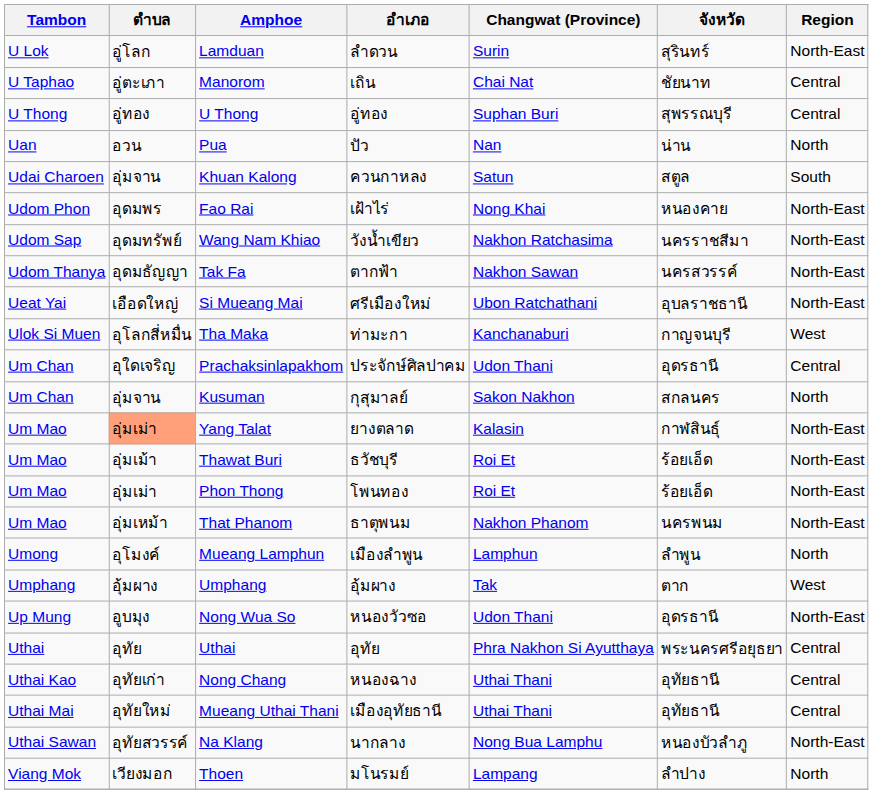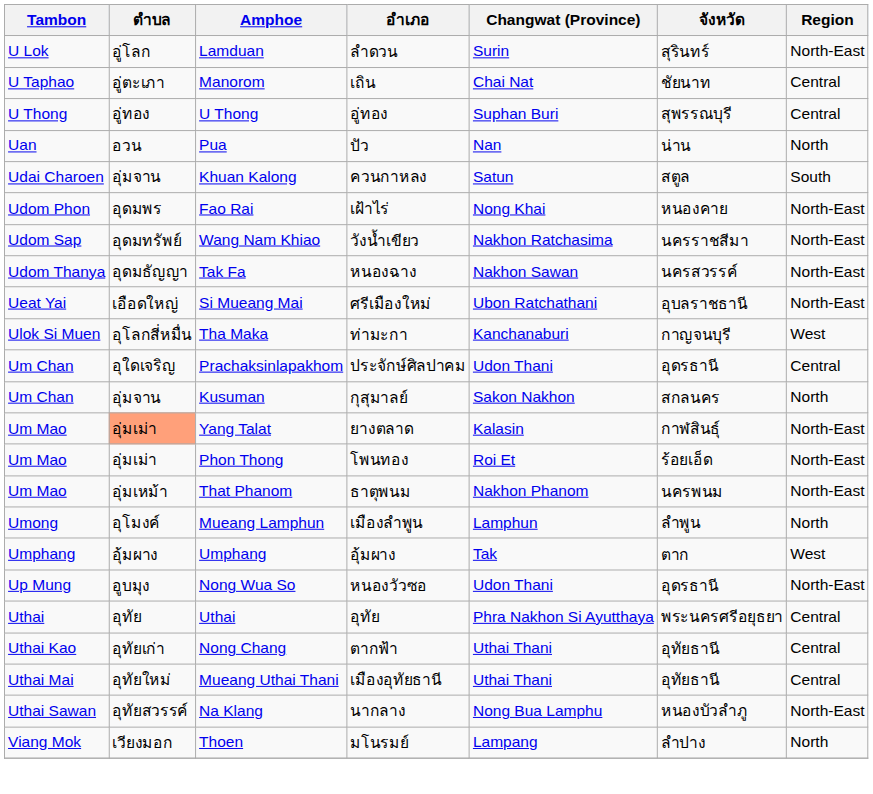(374, 271) ตากฟ้า -> (383, 271) หนองฉาง
- row: (241, 459)
(383, 680) หนองฉาง -> (374, 648) ตากฟ้า
